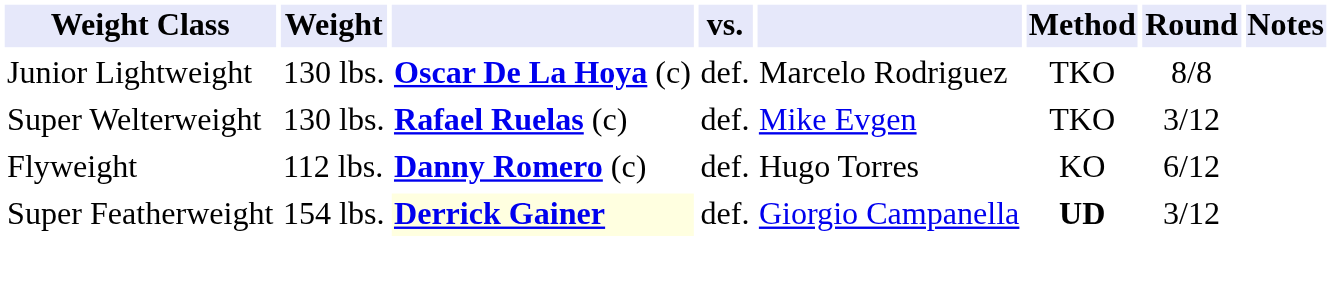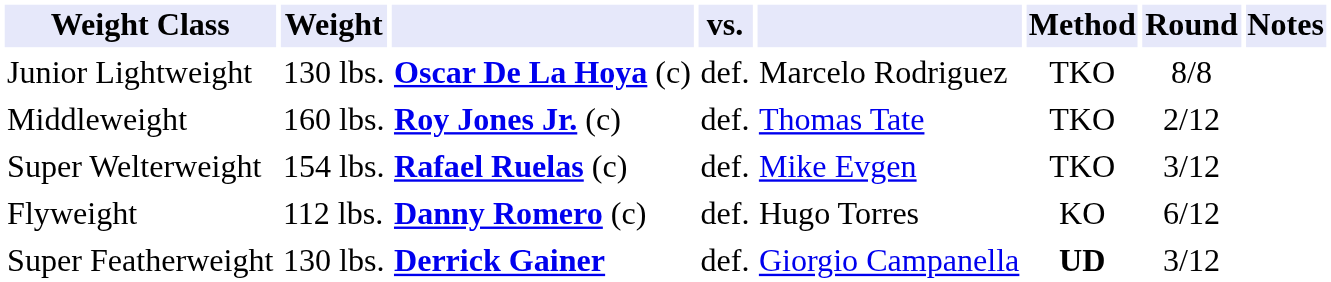+ row: (97, 119)
(334, 119) 130 lbs. -> (334, 166) 154 lbs.
(334, 214) 154 lbs. -> (334, 261) 130 lbs.
(500, 214) lightyellow background -> (500, 261) no background
